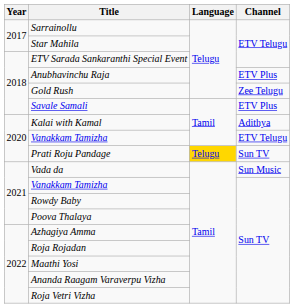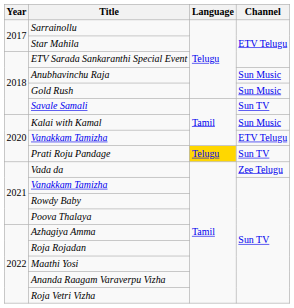(258, 75) ETV Plus -> (260, 75) Sun Music
(261, 91) Zee Telugu -> (260, 91) Sun Music
(258, 106) ETV Plus -> (254, 106) Sun TV
(254, 122) Adithya -> (260, 122) Sun Music
(260, 169) Sun Music -> (261, 169) Zee Telugu
